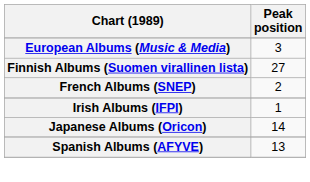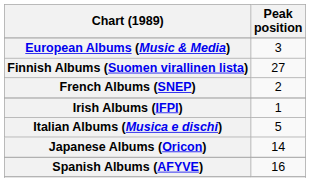+ row: (128, 127)
(278, 147) 13 -> (278, 166) 16
